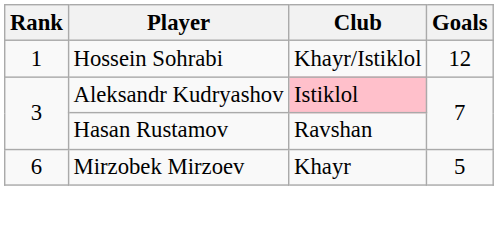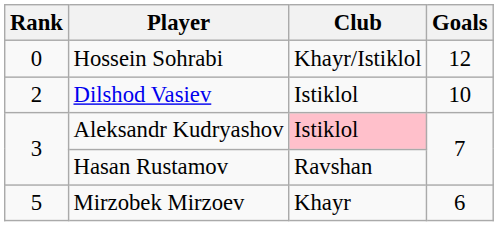(36, 58) 1 -> (36, 58) 0
+ row: (142, 94)
(36, 166) 6 -> (36, 202) 5
(460, 166) 5 -> (460, 202) 6
